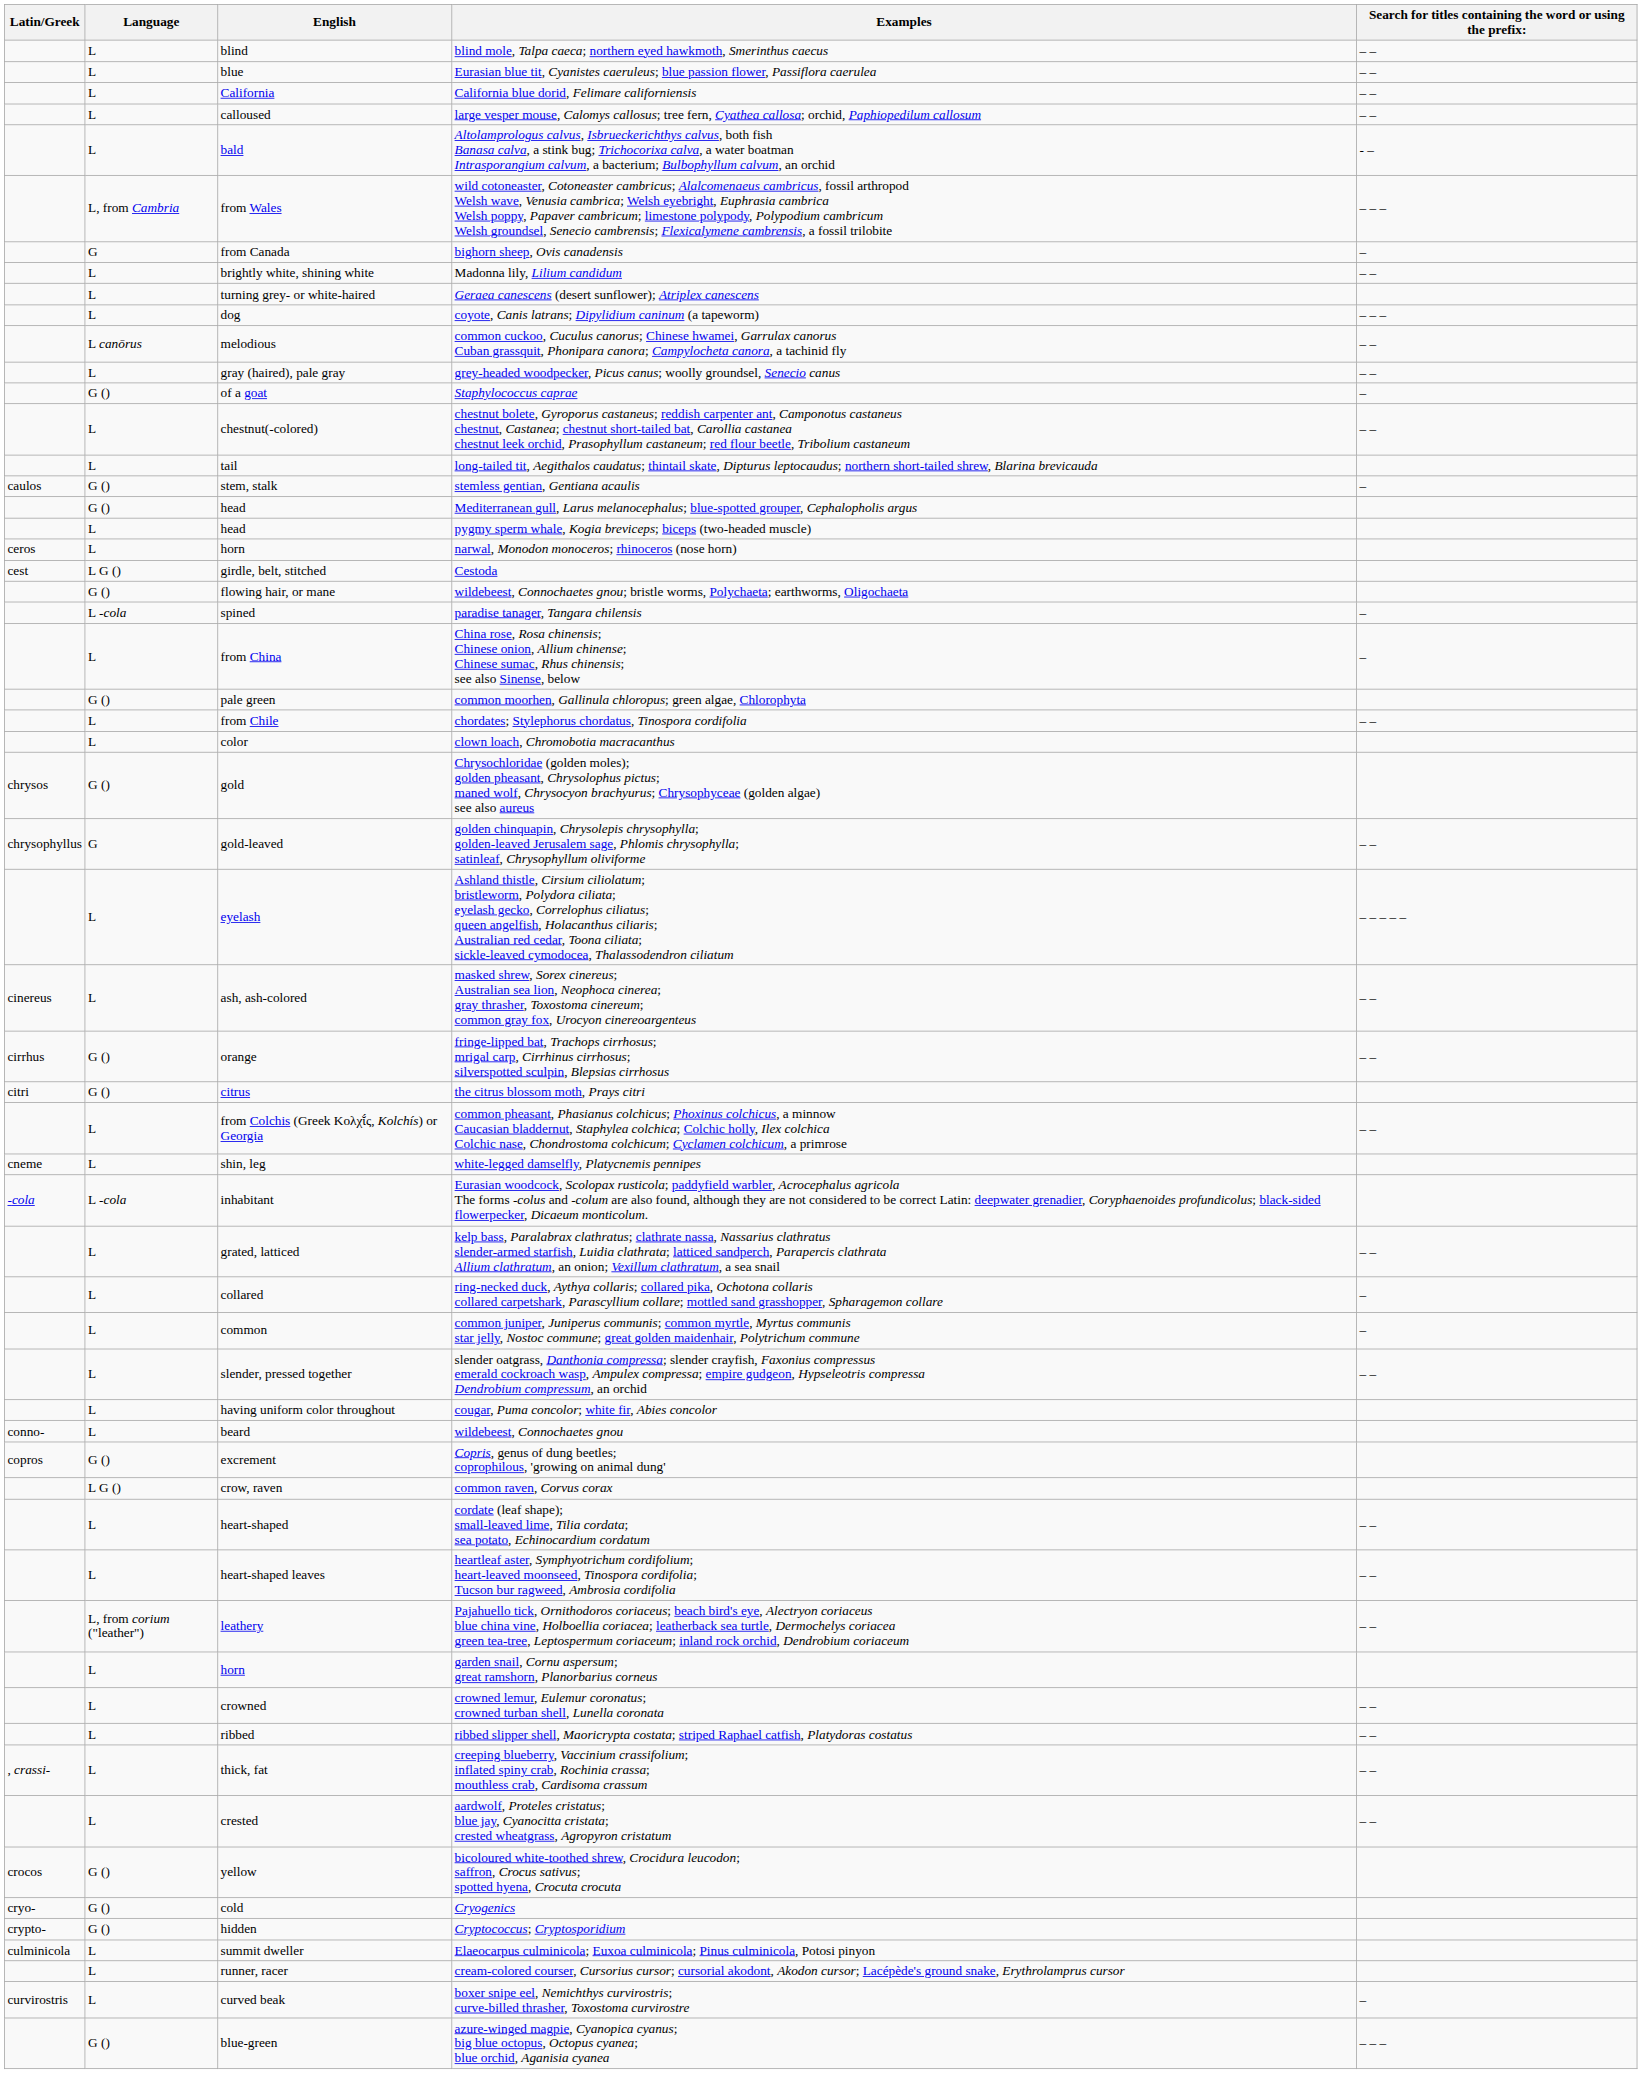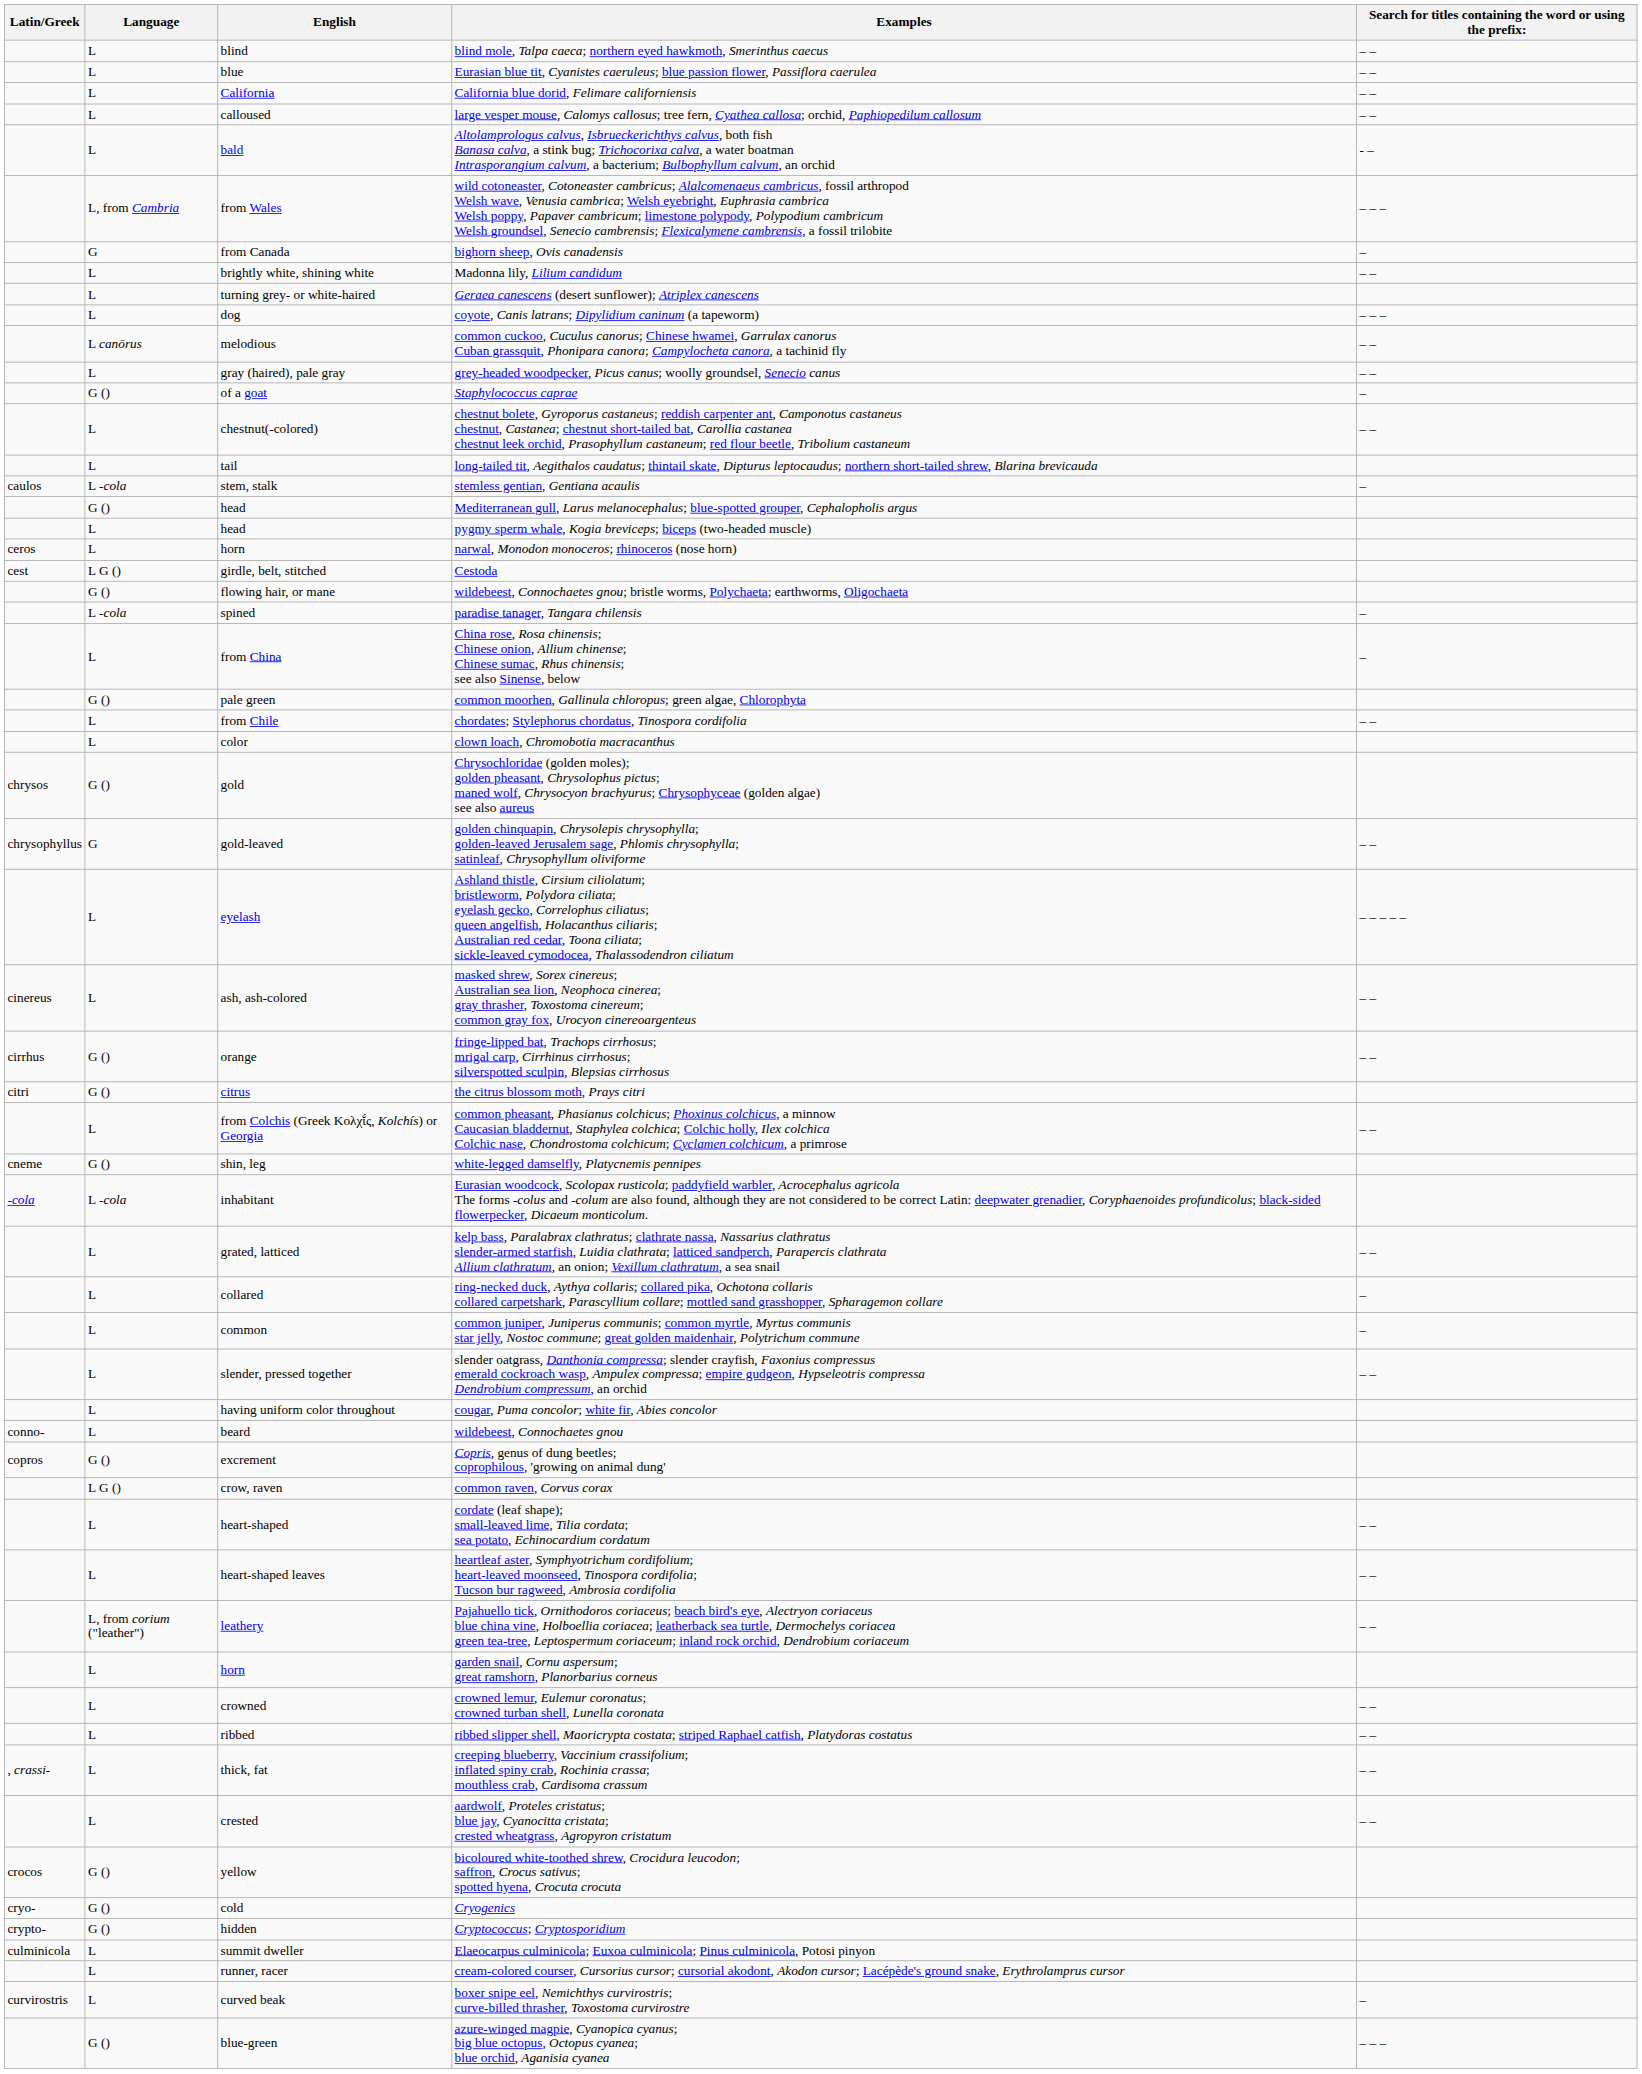(99, 486) G () -> (107, 486) L -cola
(92, 1164) L -> (99, 1164) G ()
